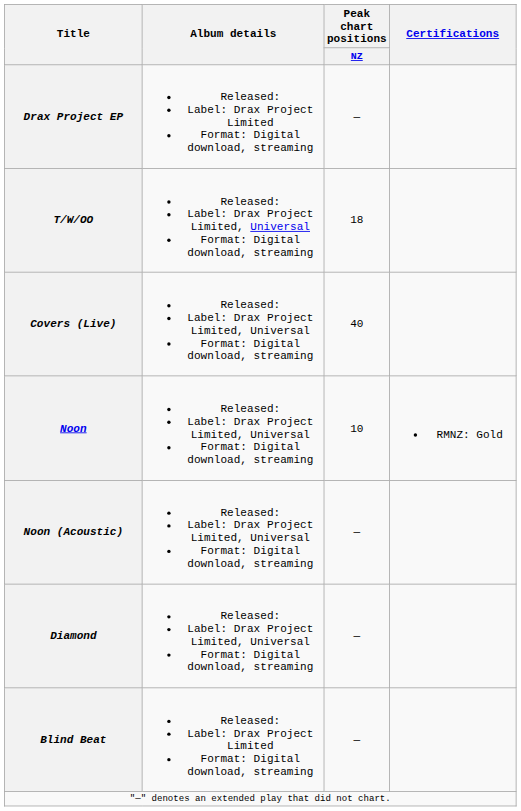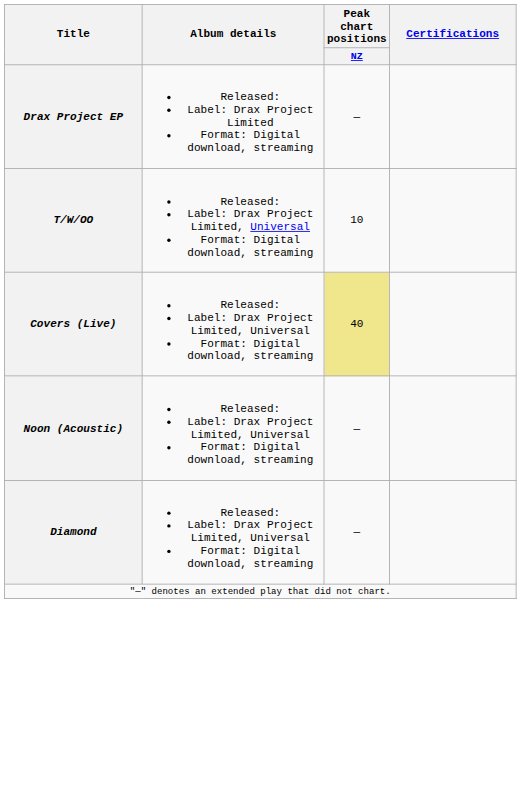(357, 220) 18 -> (357, 220) 10
(357, 324) no background -> (357, 324) khaki background
- row: (73, 428)
- row: (73, 740)
